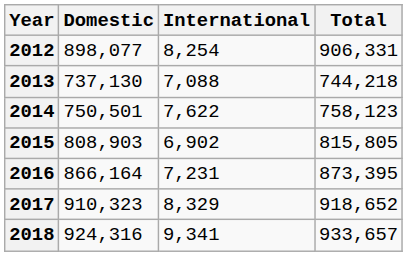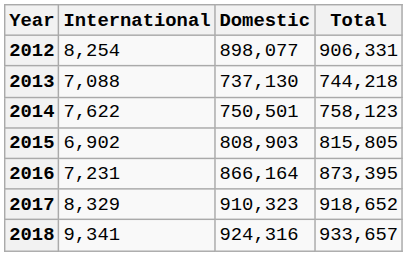columns swapped: (236, 20) <-> (109, 20)
